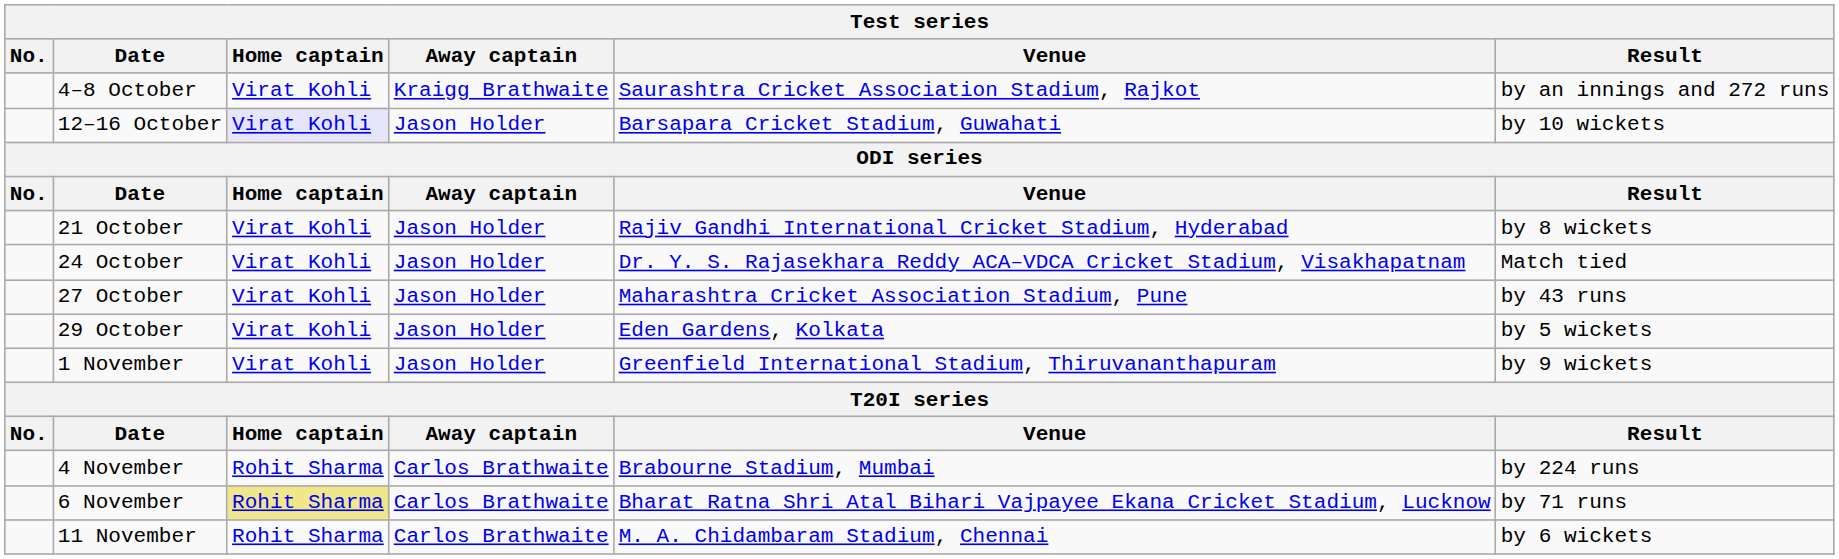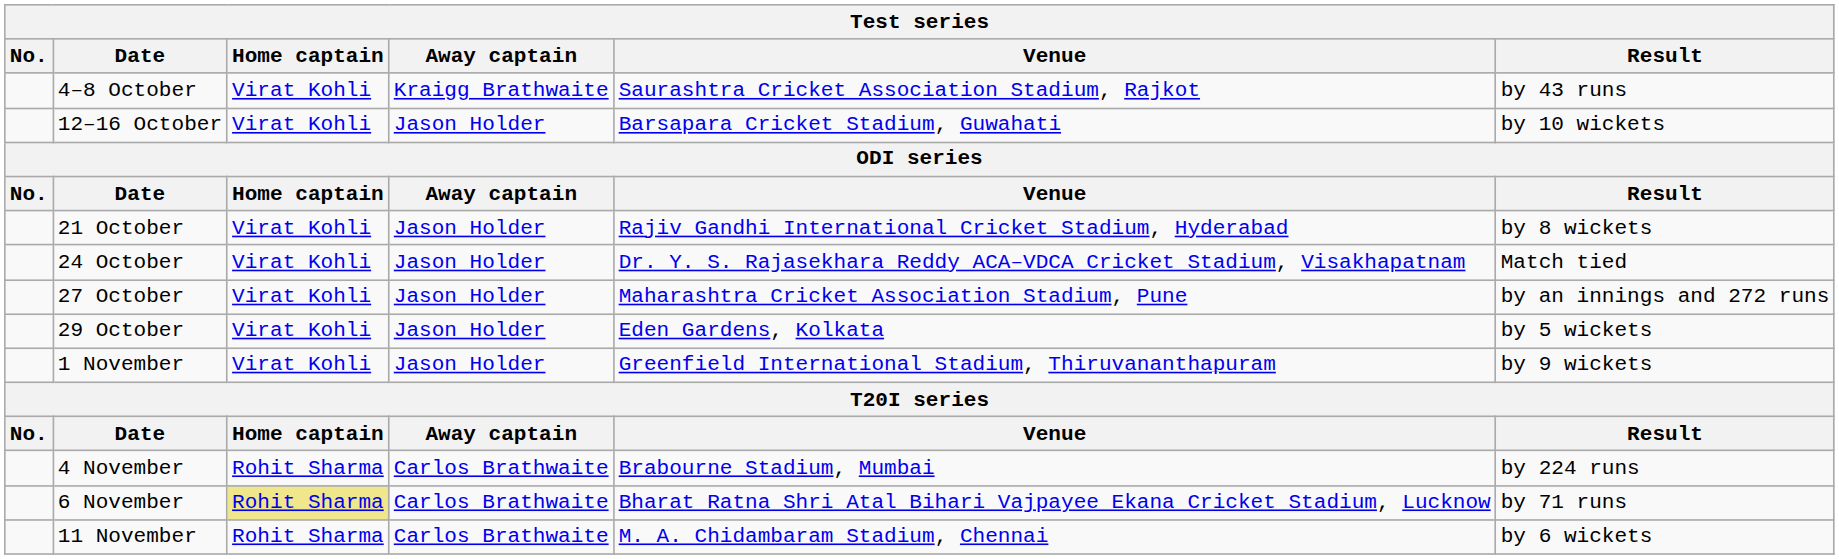(1665, 91) by an innings and 272 runs -> (1564, 91) by 43 runs
(302, 125) lavender background -> (302, 125) no background
(1564, 297) by 43 runs -> (1665, 297) by an innings and 272 runs
